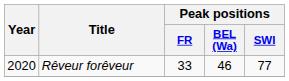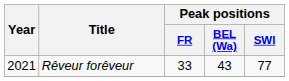(22, 65) 2020 -> (22, 65) 2021
(225, 65) 46 -> (225, 65) 43
